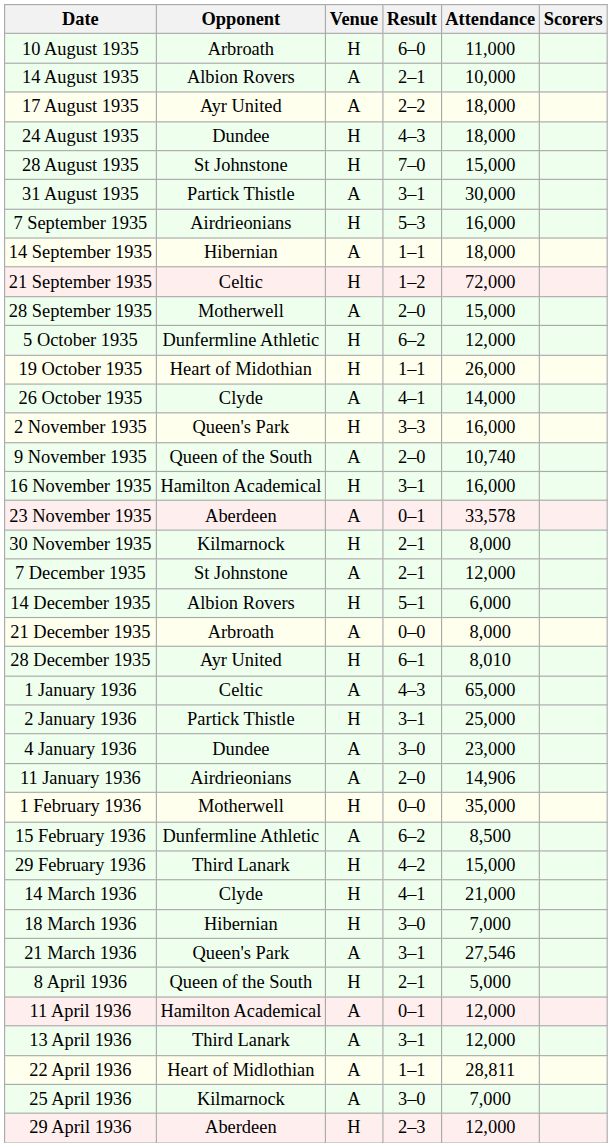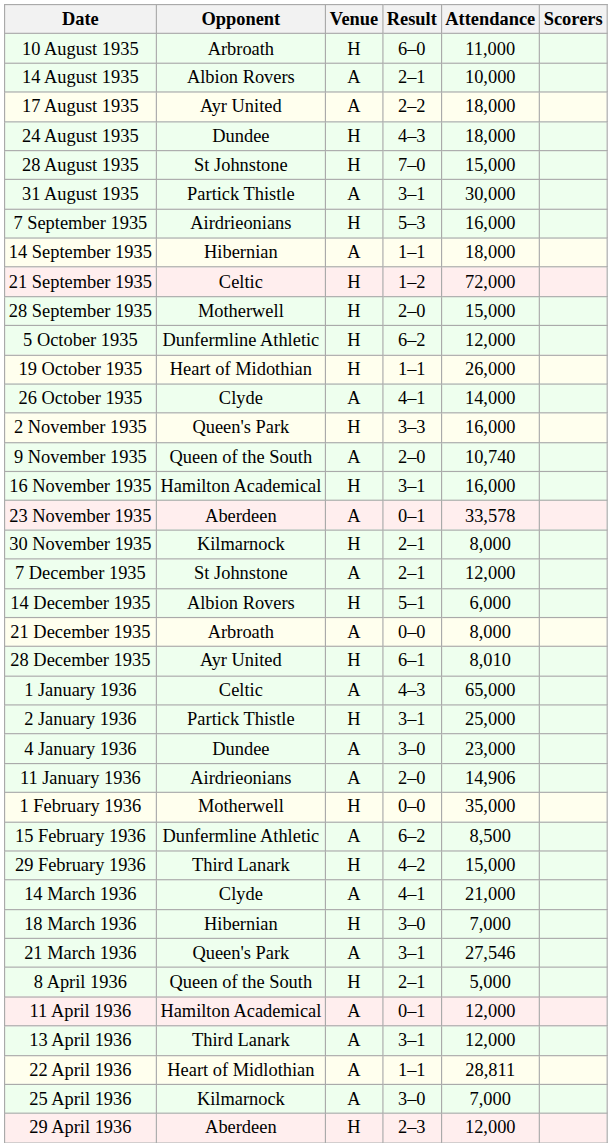(354, 310) A -> (354, 310) H
(354, 894) H -> (354, 894) A
